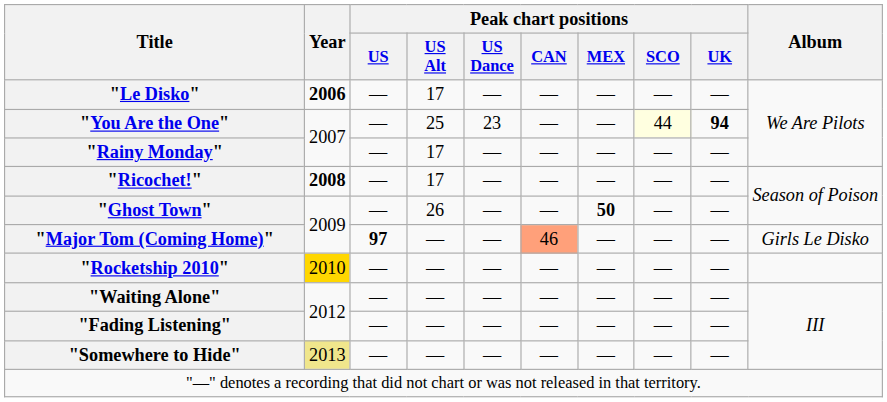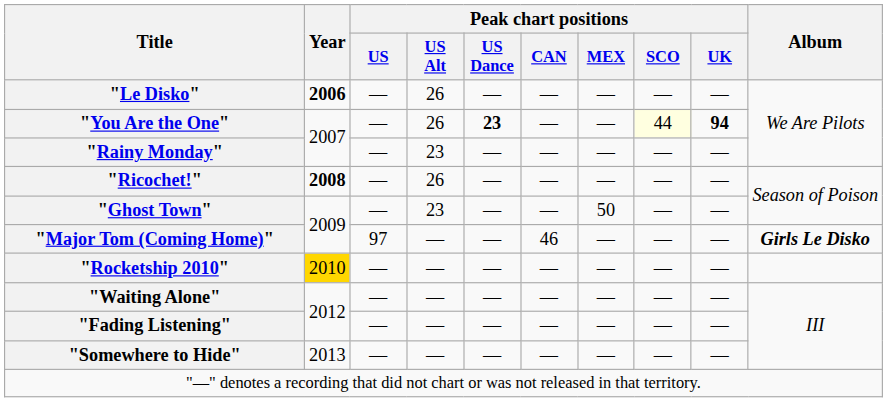(435, 94) 17 -> (435, 94) 26
(435, 123) 25 -> (435, 123) 26
(492, 123) normal -> (492, 123) bold
(435, 152) 17 -> (435, 152) 23
(435, 181) 17 -> (435, 181) 26
(435, 210) 26 -> (435, 210) 23
(606, 210) bold -> (606, 210) normal
(378, 238) bold -> (378, 238) normal
(549, 238) lightsalmon background -> (549, 238) no background
(815, 238) normal -> (815, 238) bold
(327, 354) khaki background -> (327, 354) no background
